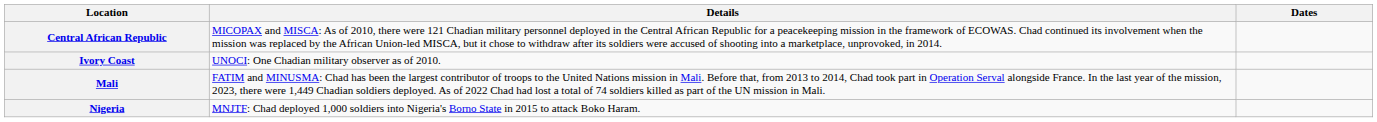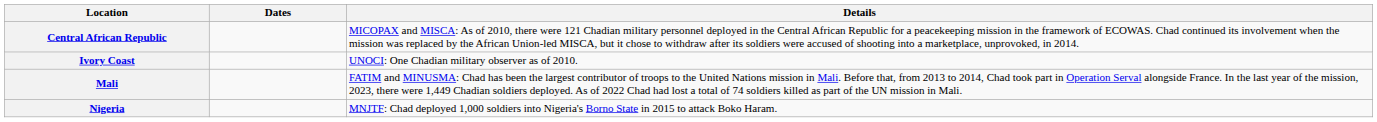columns swapped: (1304, 13) <-> (723, 13)
